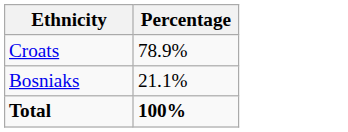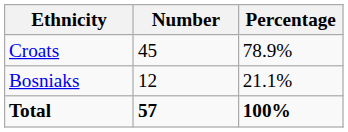+ column: (186, 19)
